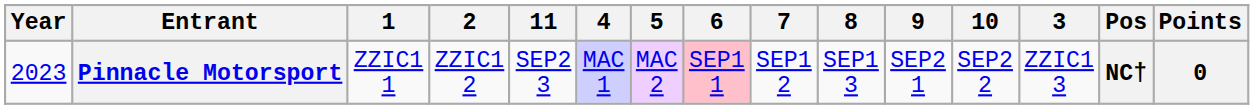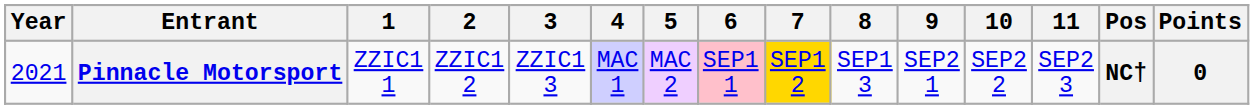columns swapped: (1059, 23) <-> (543, 23)
(39, 73) 2023 -> (39, 73) 2021
(784, 73) no background -> (798, 73) gold background
